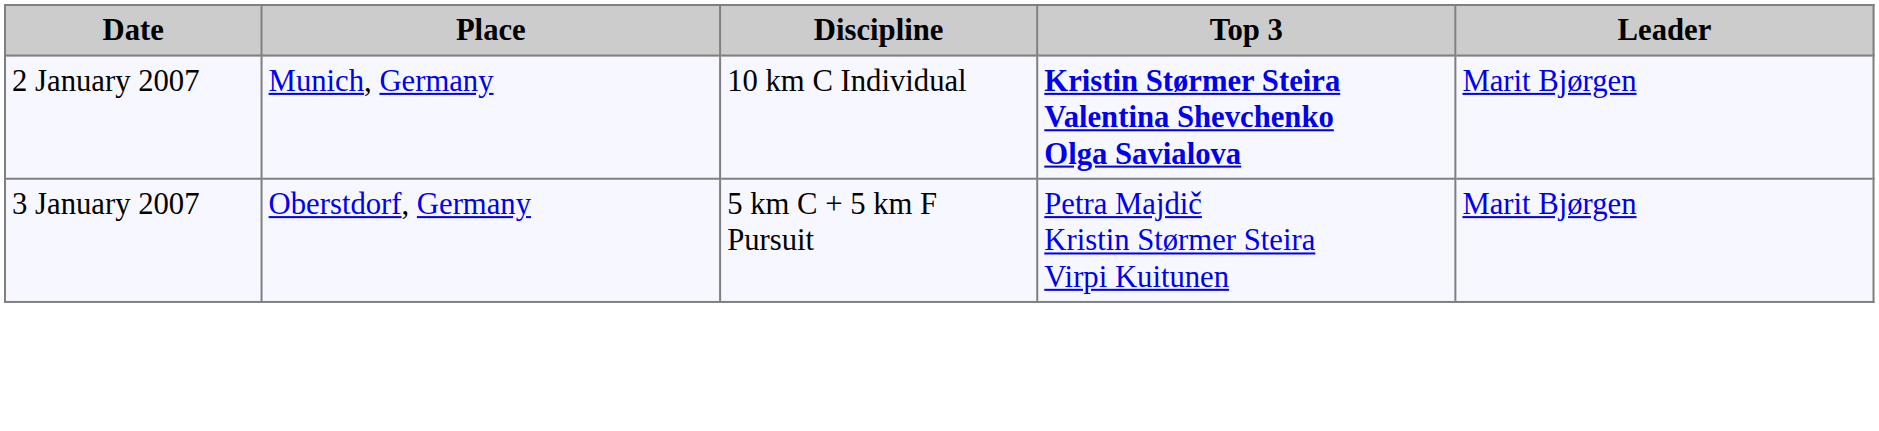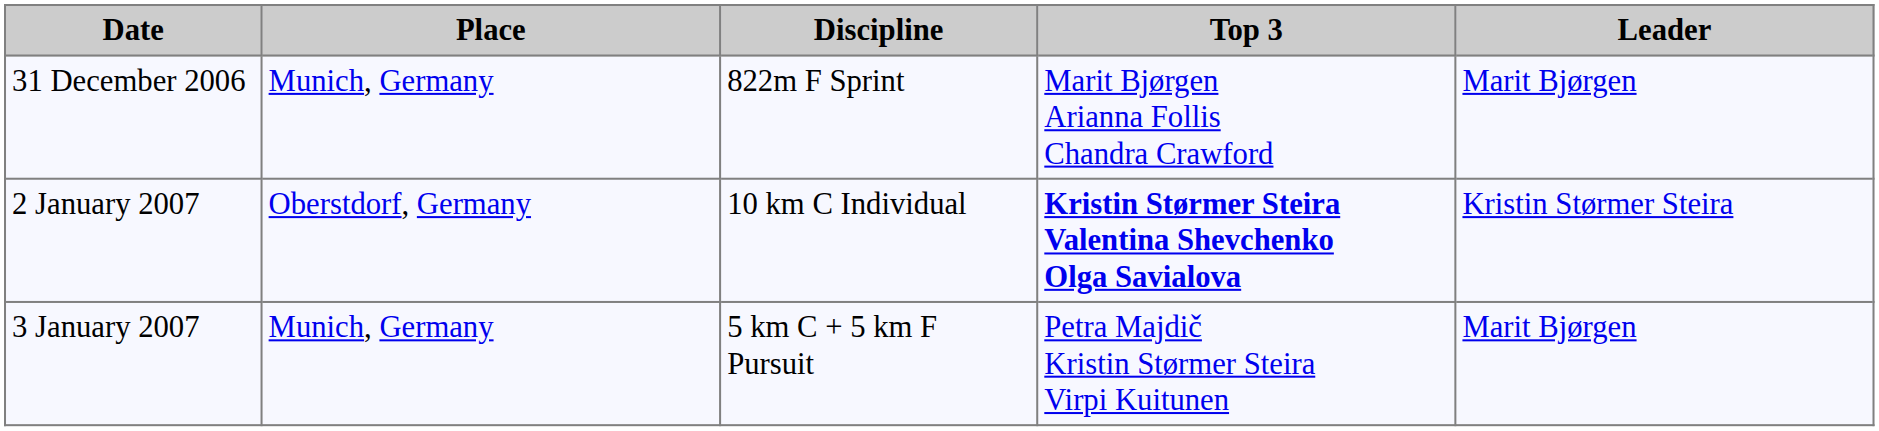+ row: (129, 80)
(381, 80) Munich, Germany -> (400, 203) Oberstdorf, Germany
(1550, 80) Marit Bjørgen -> (1598, 203) Kristin Størmer Steira
(400, 203) Oberstdorf, Germany -> (381, 326) Munich, Germany
